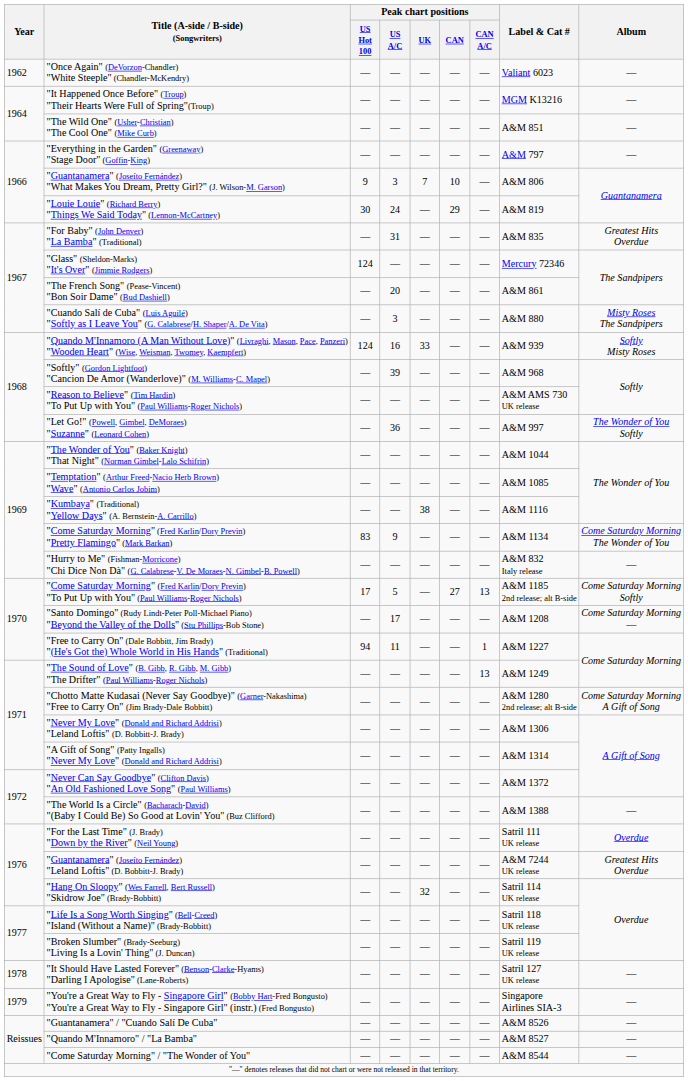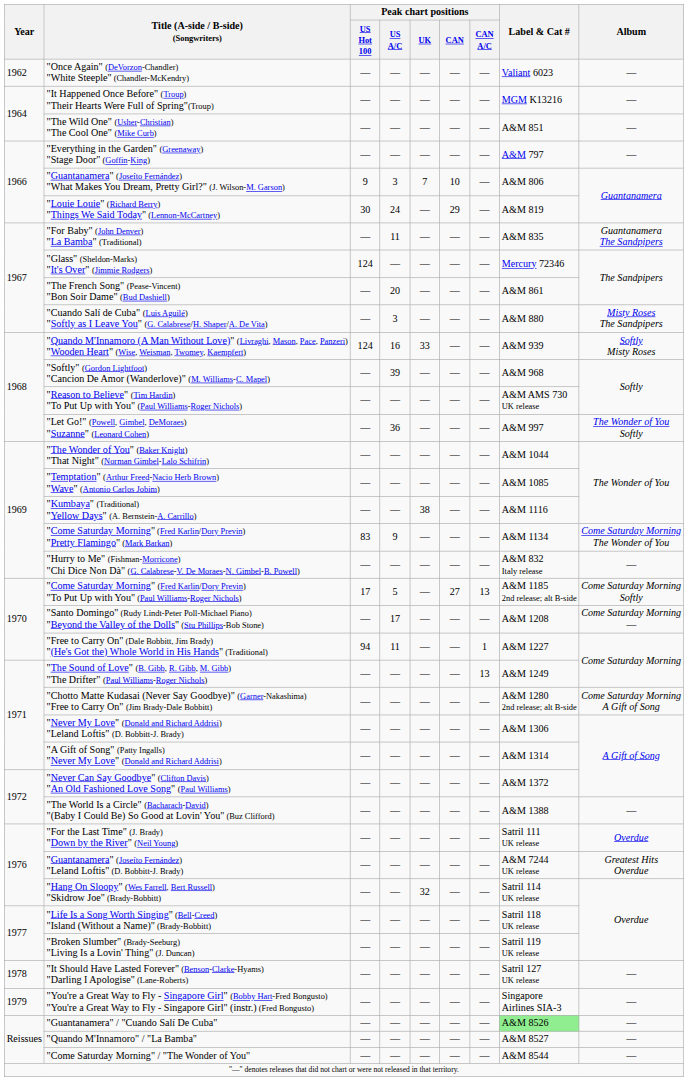(395, 236) 31 -> (395, 236) 11
(631, 236) Greatest Hits Overdue -> (631, 236) Guantanamera The Sandpipers
(525, 1023) no background -> (525, 1023) lightgreen background
